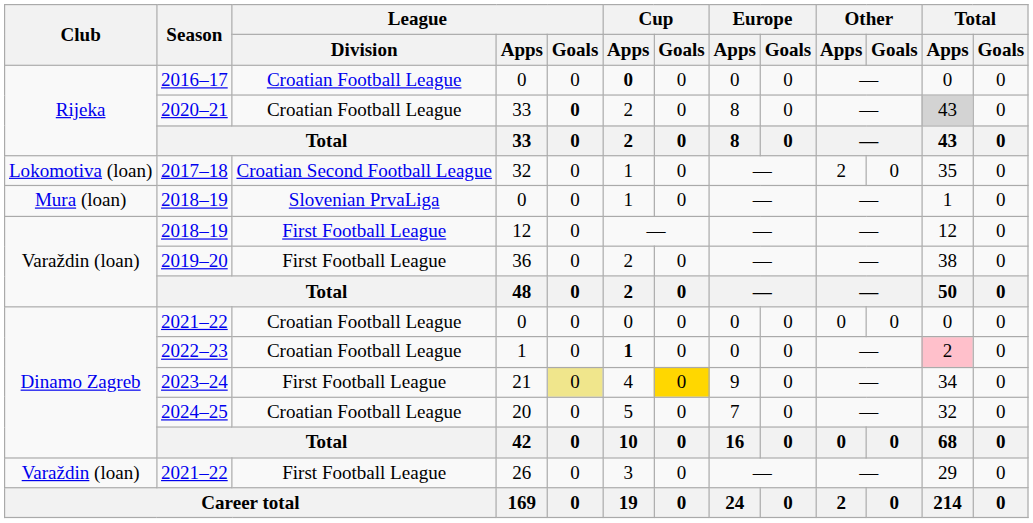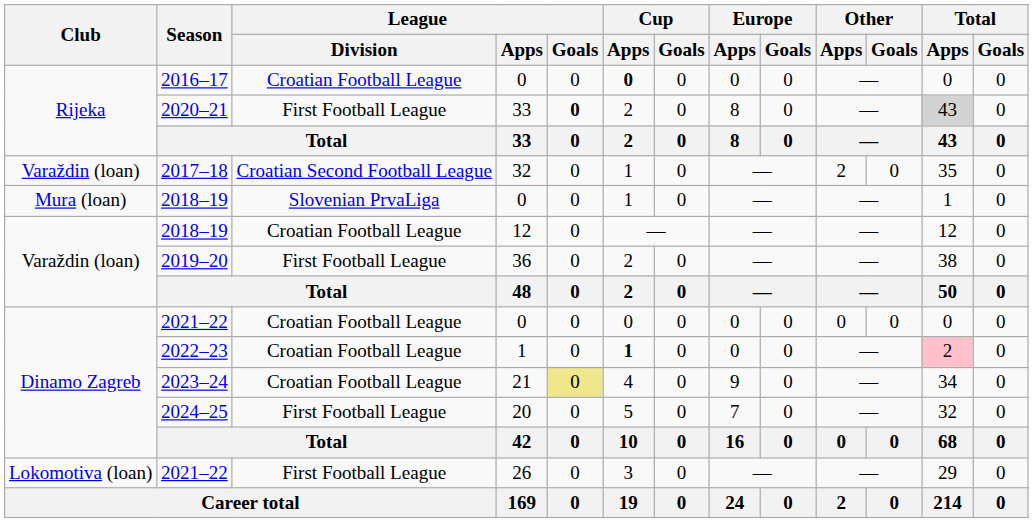(364, 110) Croatian Football League -> (364, 110) First Football League
(81, 170) Lokomotiva (loan) -> (81, 170) Varaždin (loan)
(364, 230) First Football League -> (364, 230) Croatian Football League
(364, 381) First Football League -> (364, 381) Croatian Football League
(681, 381) gold background -> (681, 381) no background
(364, 412) Croatian Football League -> (364, 412) First Football League
(81, 472) Varaždin (loan) -> (81, 472) Lokomotiva (loan)
